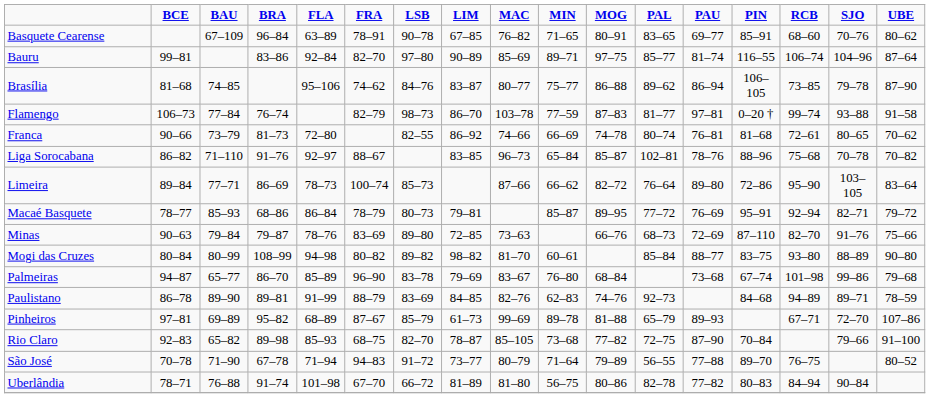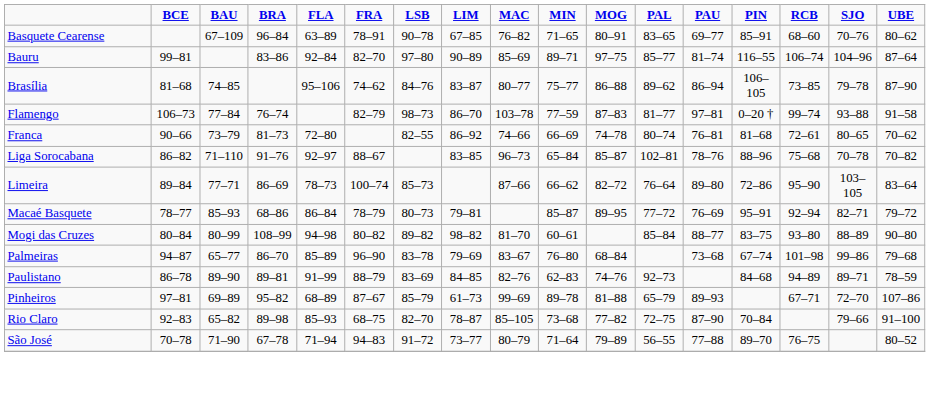- row: (23, 234)
- row: (36, 382)
